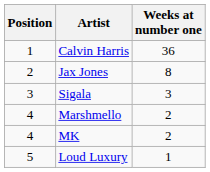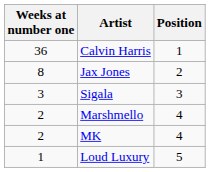columns swapped: (30, 22) <-> (168, 22)
